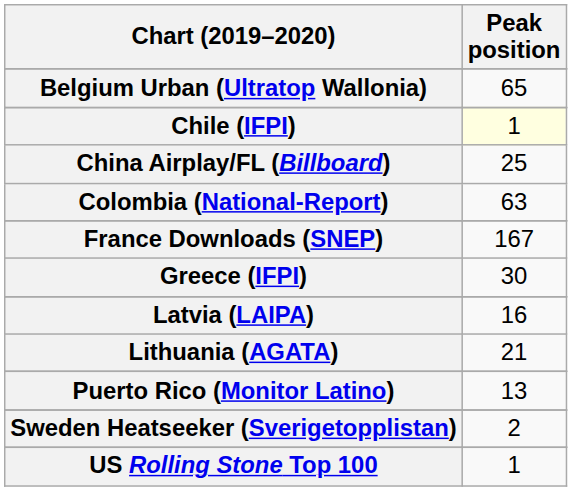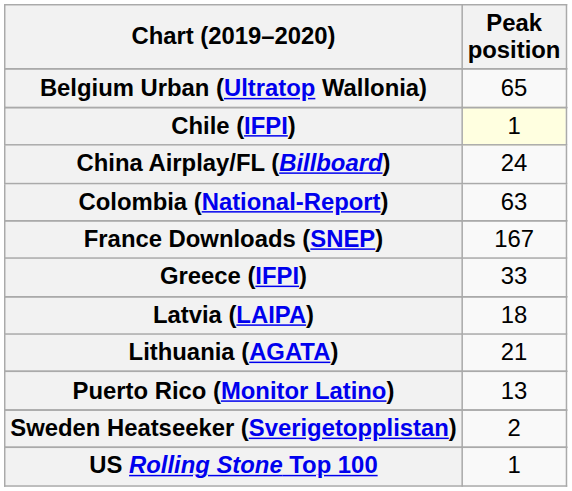(514, 163) 25 -> (514, 163) 24
(514, 277) 30 -> (514, 277) 33
(514, 314) 16 -> (514, 314) 18
